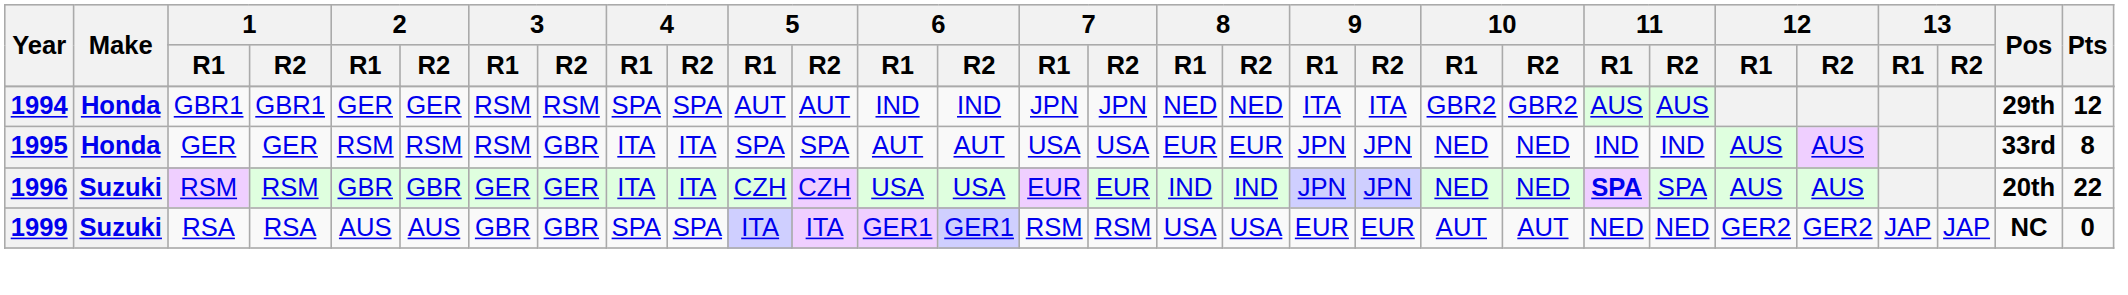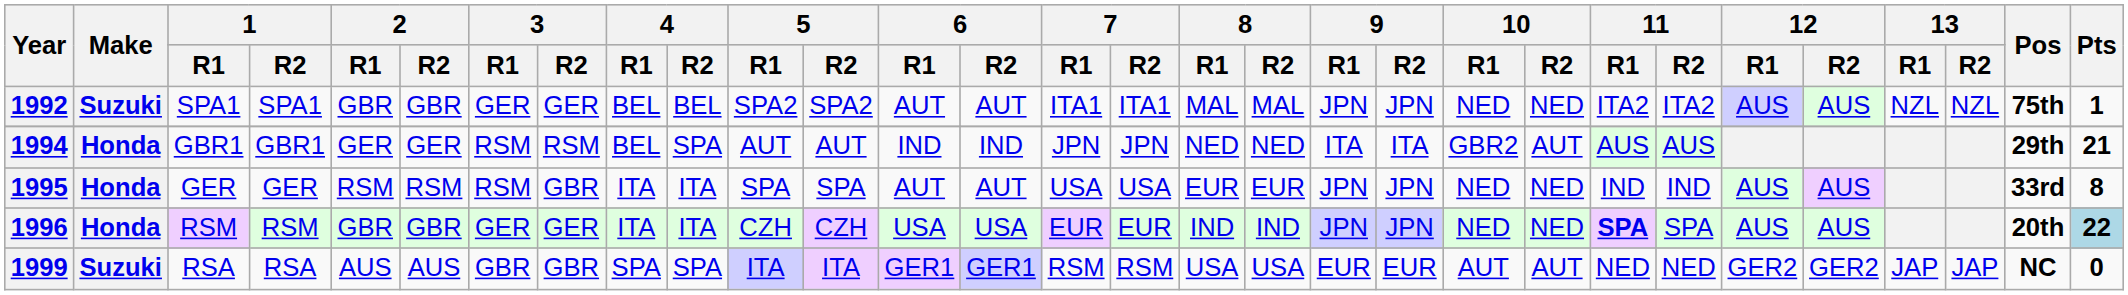+ row: (39, 106)
(636, 106) SPA -> (636, 146) BEL
(1543, 106) GBR2 -> (1557, 146) AUT
(2088, 106) 12 -> (2097, 146) 21
(121, 187) Suzuki -> (121, 227) Honda
(2088, 187) no background -> (2097, 227) lightblue background
